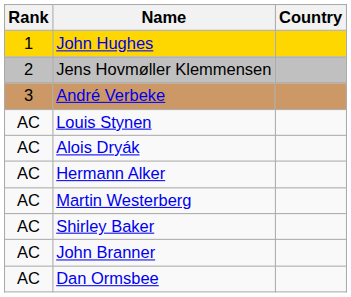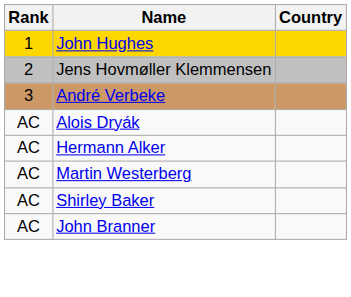- row: (104, 122)
- row: (107, 278)
